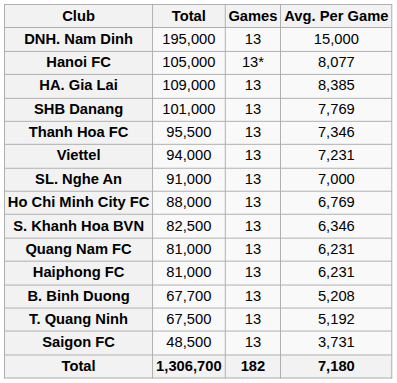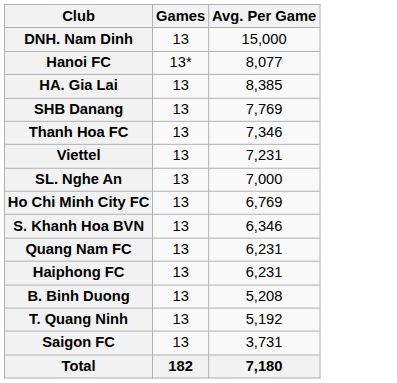- column: (189, 16)
